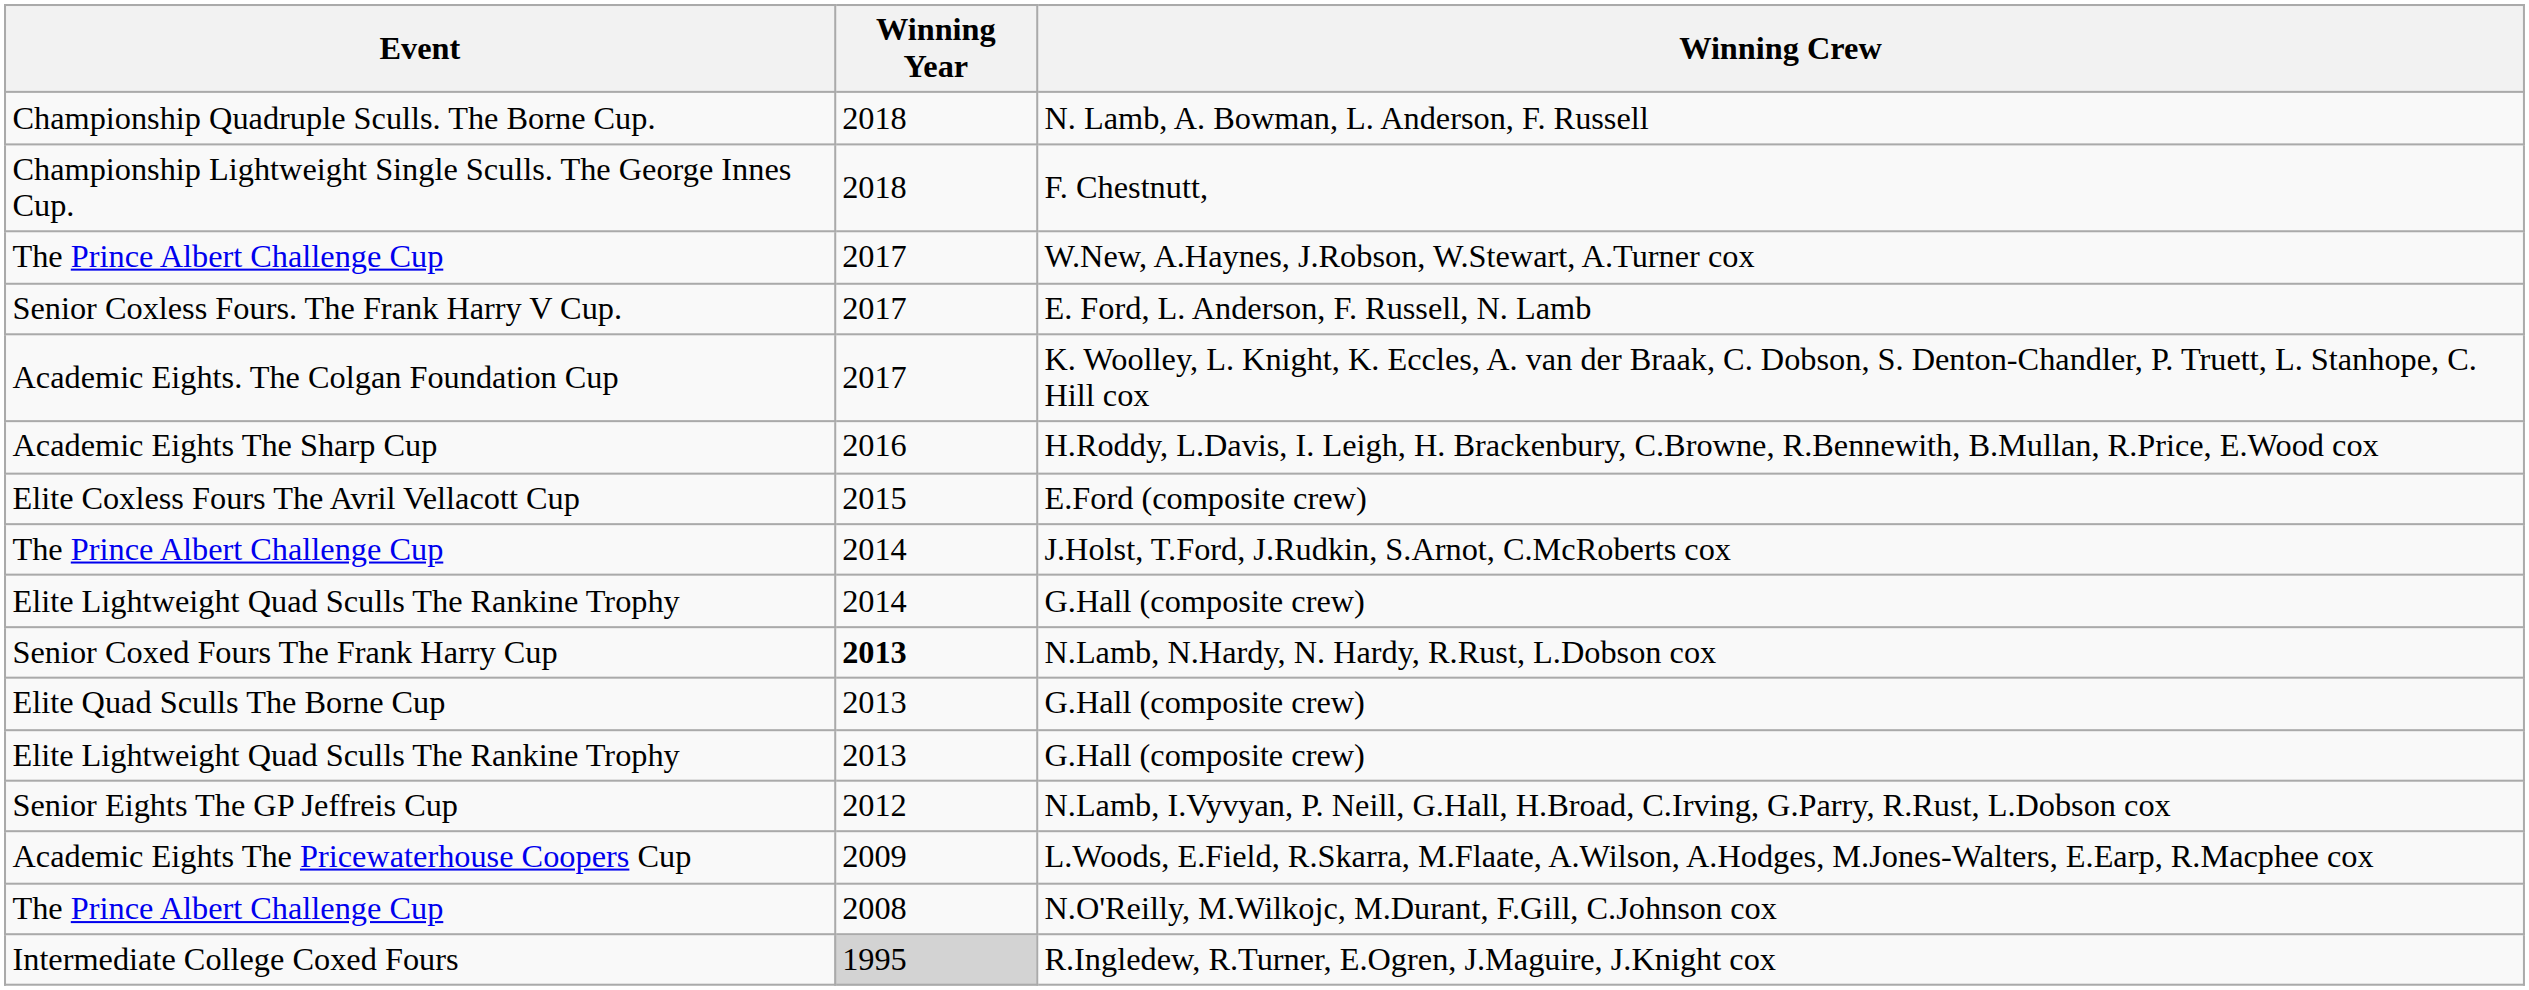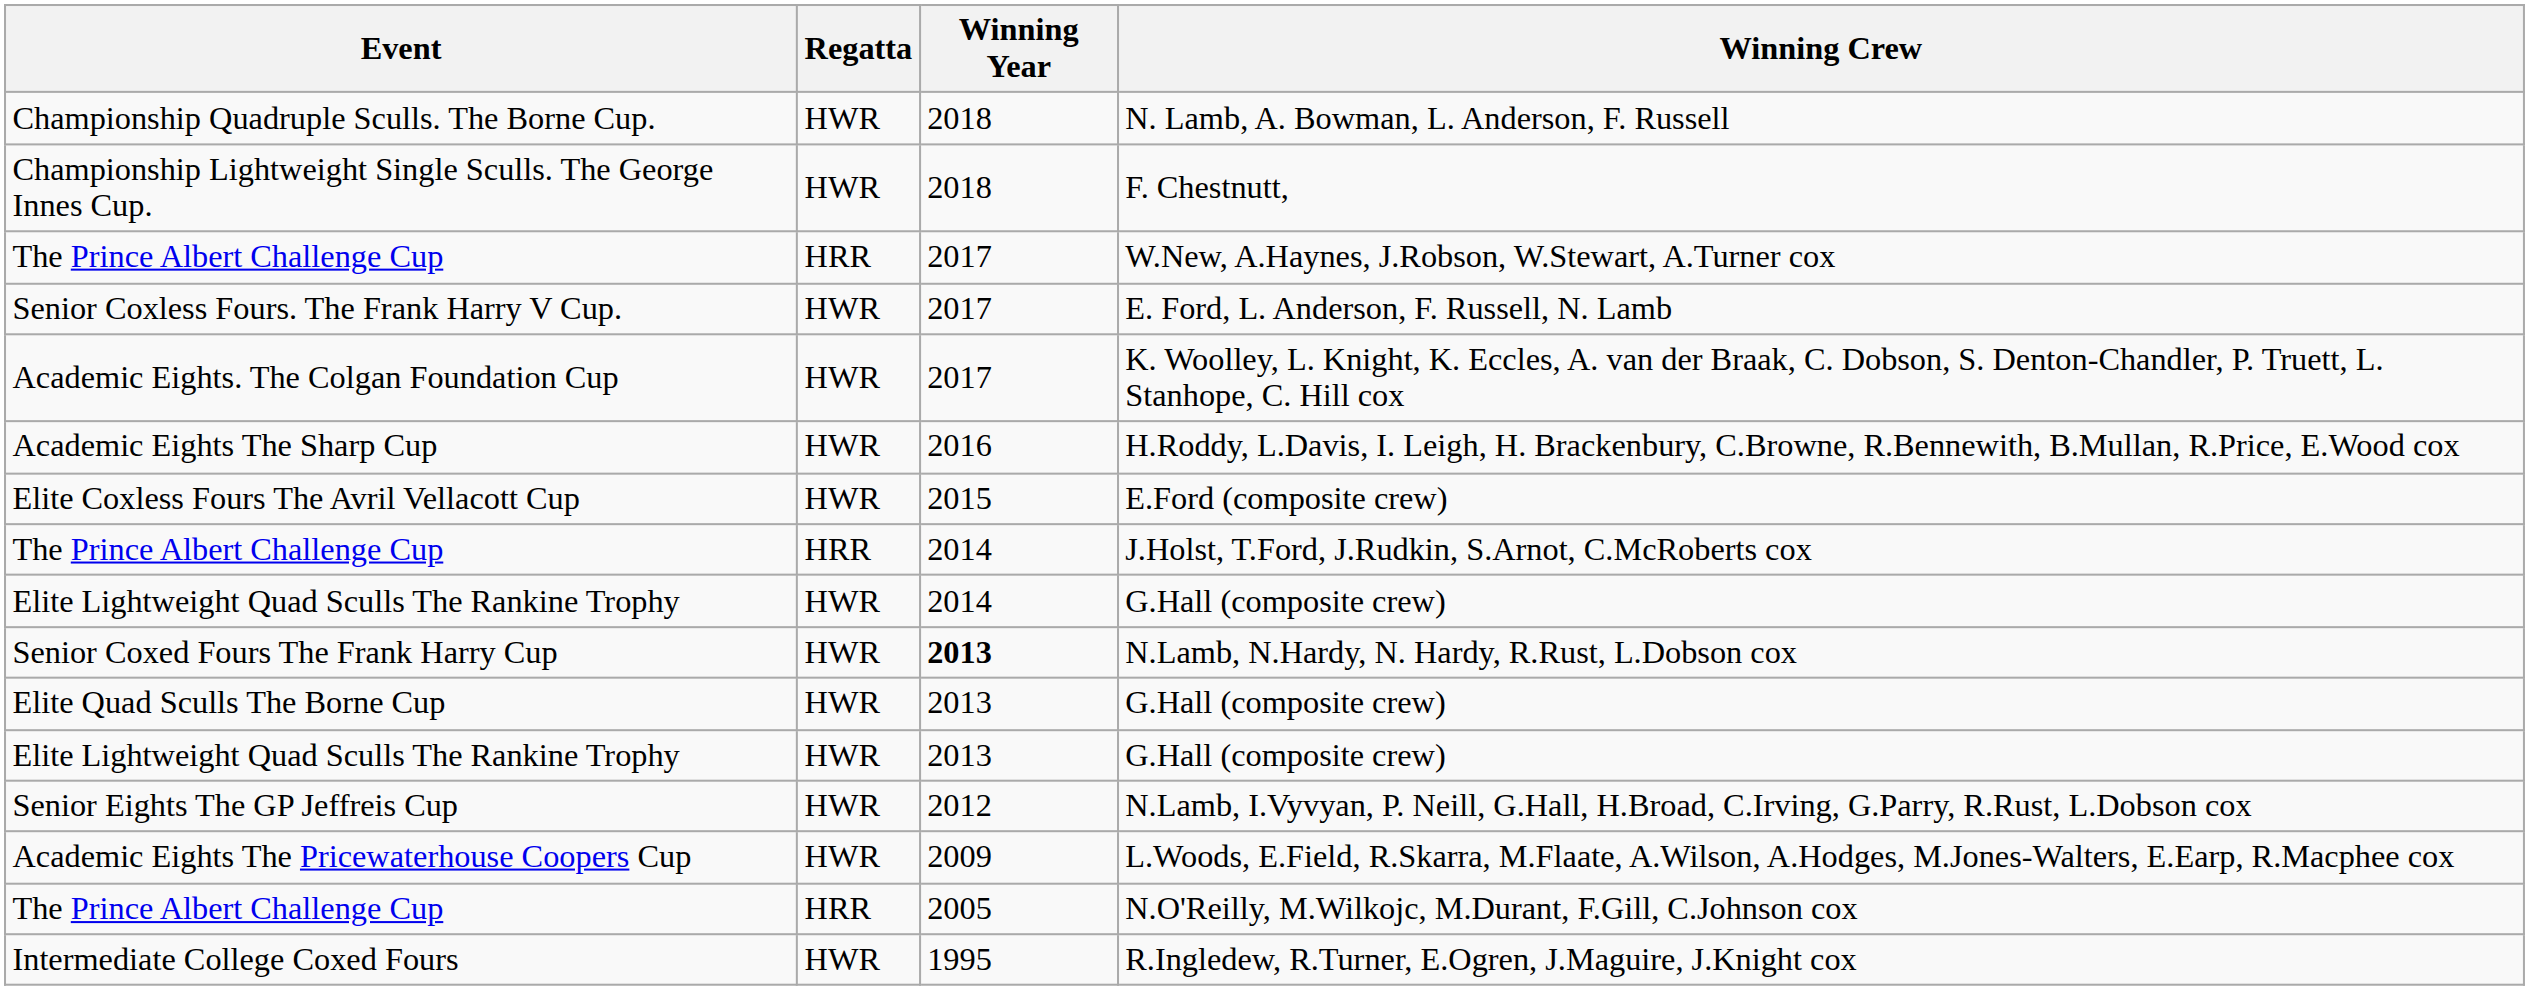+ column: (858, 48)
(874, 908) 2008 -> (959, 908) 2005
(874, 959) lightgrey background -> (959, 959) no background
